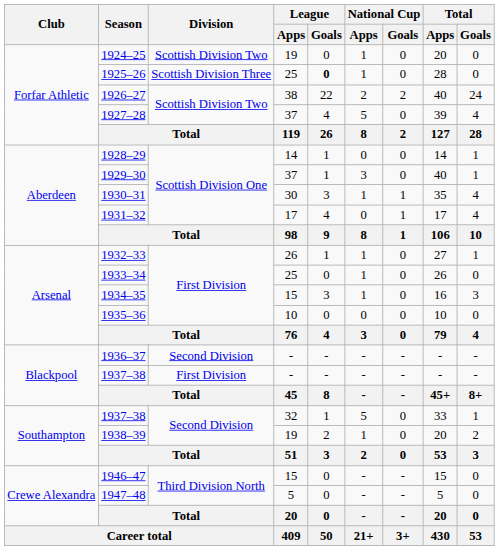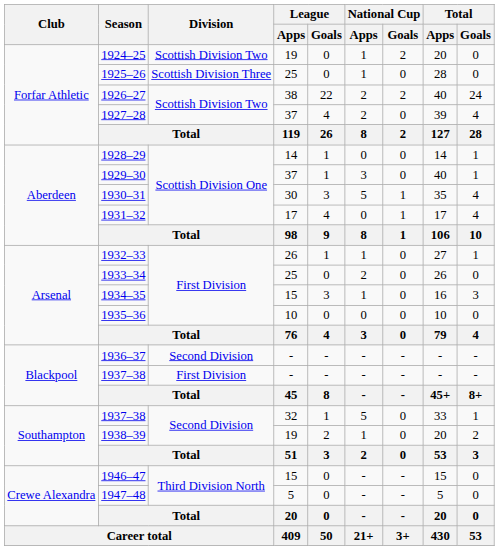(403, 54) 0 -> (403, 54) 2
(326, 74) bold -> (326, 74) normal
(364, 114) 5 -> (364, 114) 2
(364, 194) 1 -> (364, 194) 5
(364, 275) 1 -> (364, 275) 2
